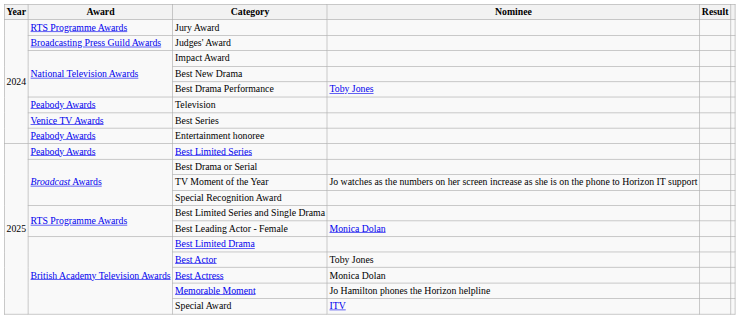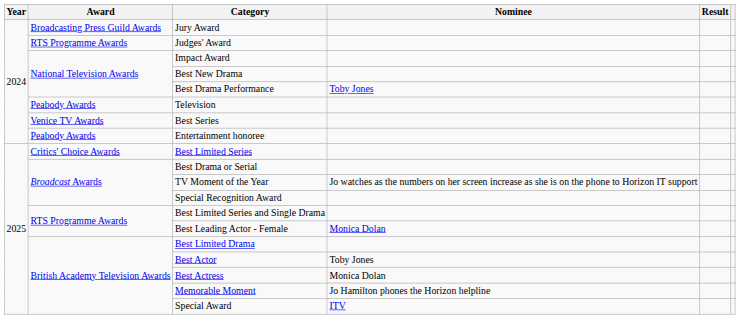(79, 27) RTS Programme Awards -> (96, 27) Broadcasting Press Guild Awards
(96, 43) Broadcasting Press Guild Awards -> (79, 43) RTS Programme Awards
(63, 151) Peabody Awards -> (75, 151) Critics' Choice Awards
